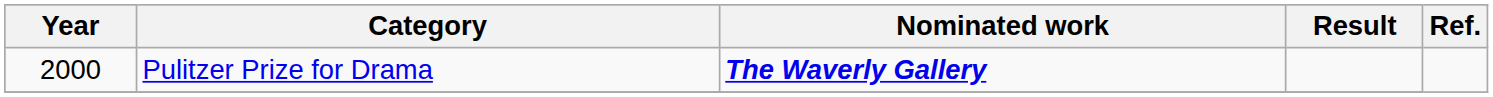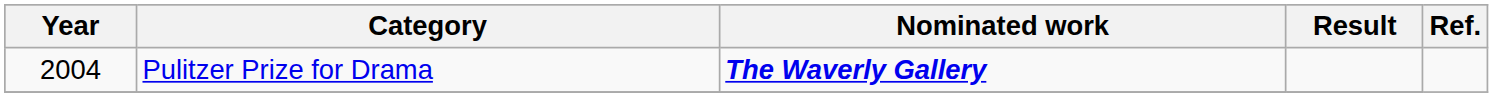(71, 69) 2000 -> (71, 69) 2004
